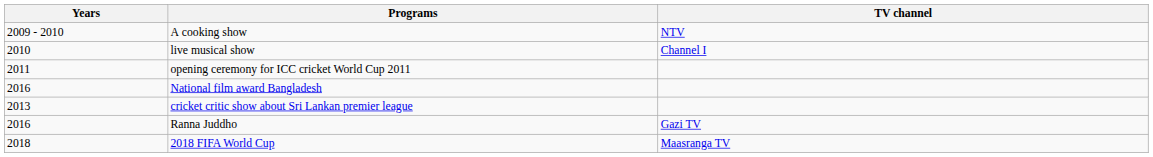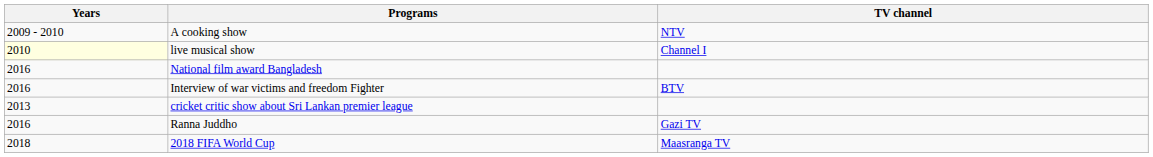(19, 50) no background -> (19, 50) lightyellow background
- row: (290, 69)
+ row: (277, 87)
